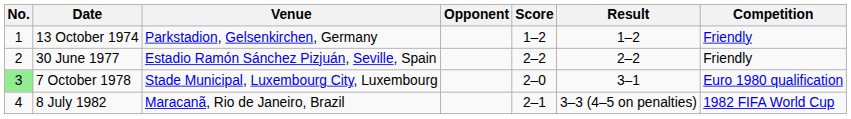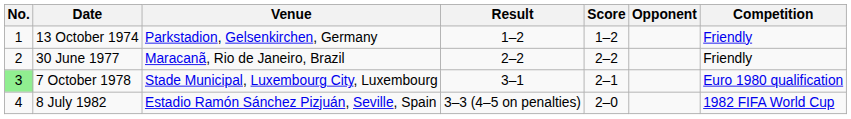columns swapped: (476, 15) <-> (628, 15)
(291, 59) Estadio Ramón Sánchez Pizjuán, Seville, Spain -> (245, 59) Maracanã, Rio de Janeiro, Brazil
(534, 80) 2–0 -> (606, 80) 2–1
(245, 102) Maracanã, Rio de Janeiro, Brazil -> (291, 102) Estadio Ramón Sánchez Pizjuán, Seville, Spain
(534, 102) 2–1 -> (606, 102) 2–0
